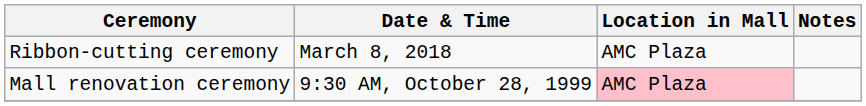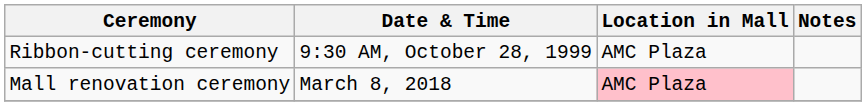(376, 52) March 8, 2018 -> (446, 52) 9:30 AM, October 28, 1999
(446, 84) 9:30 AM, October 28, 1999 -> (376, 84) March 8, 2018
